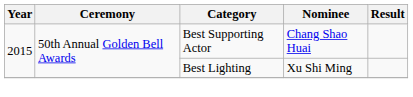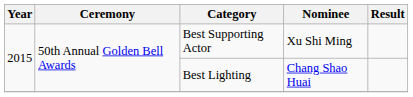(317, 41) Chang Shao Huai -> (319, 41) Xu Shi Ming
(319, 68) Xu Shi Ming -> (317, 75) Chang Shao Huai
